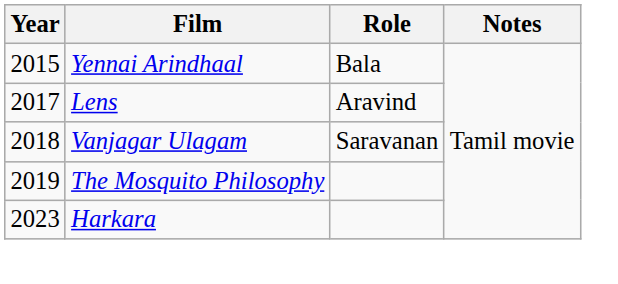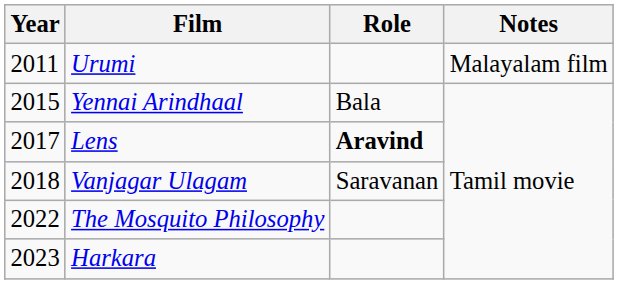+ row: (103, 63)
(376, 102) normal -> (379, 141) bold
(35, 180) 2019 -> (35, 219) 2022
